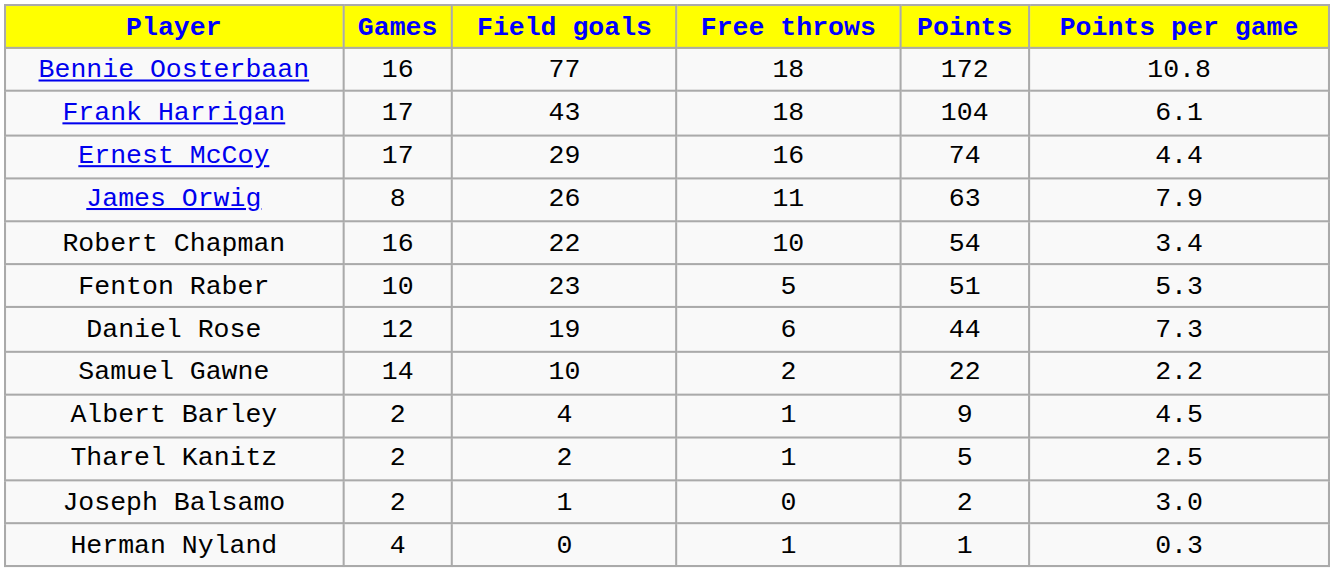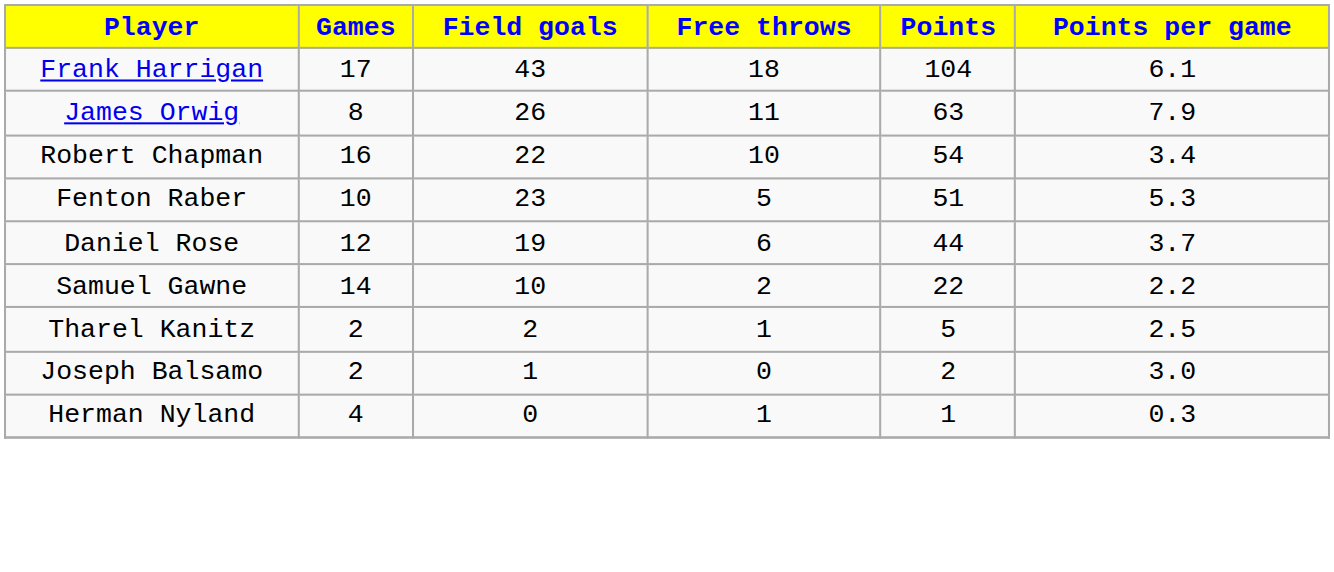- row: (174, 70)
- row: (174, 156)
(1179, 329) 7.3 -> (1172, 243) 3.7
- row: (174, 416)
